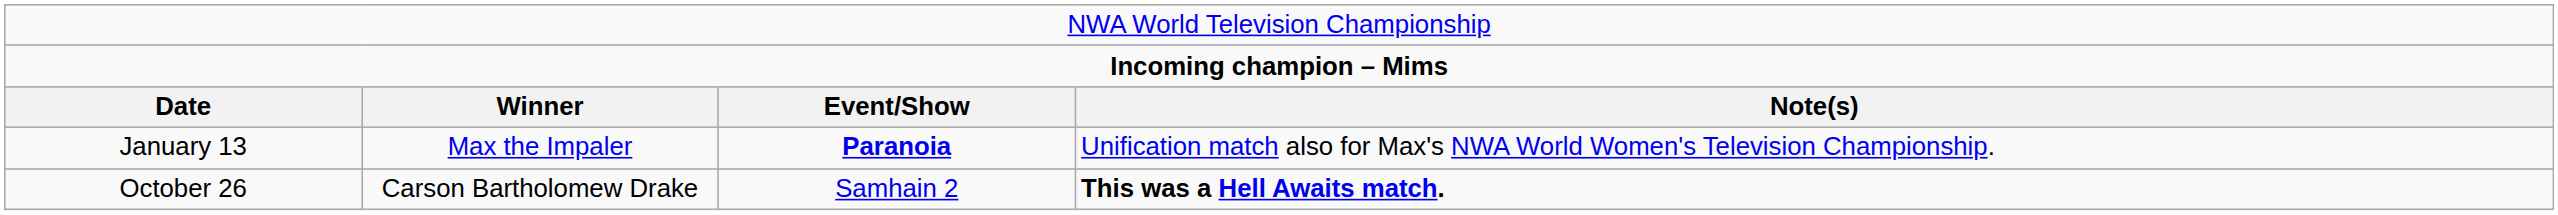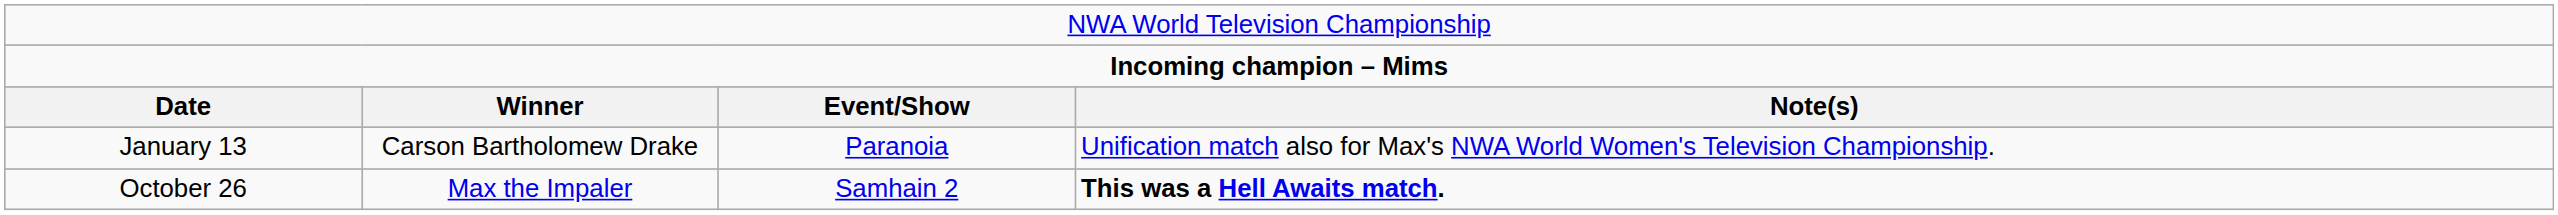(540, 147) Max the Impaler -> (540, 147) Carson Bartholomew Drake
(897, 147) bold -> (897, 147) normal
(540, 188) Carson Bartholomew Drake -> (540, 188) Max the Impaler
